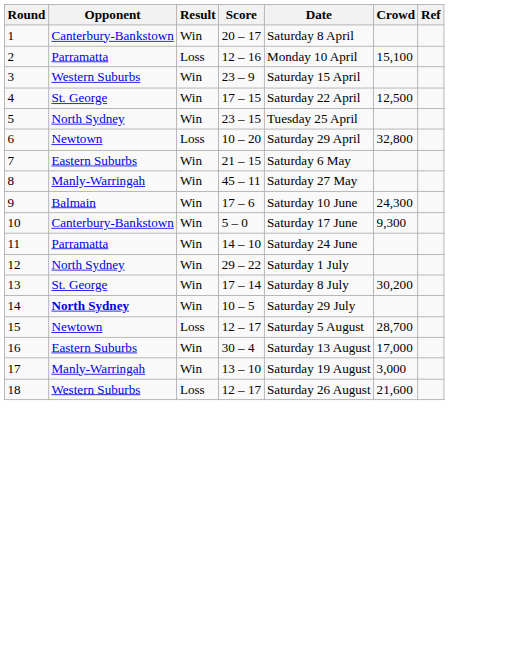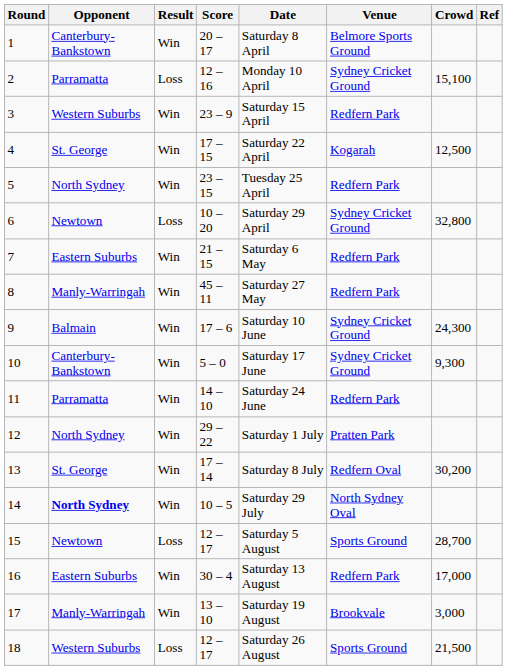+ column: (380, 14)
(395, 389) 21,600 -> (453, 647) 21,500
